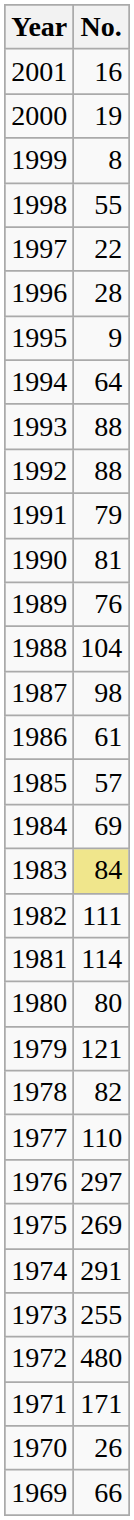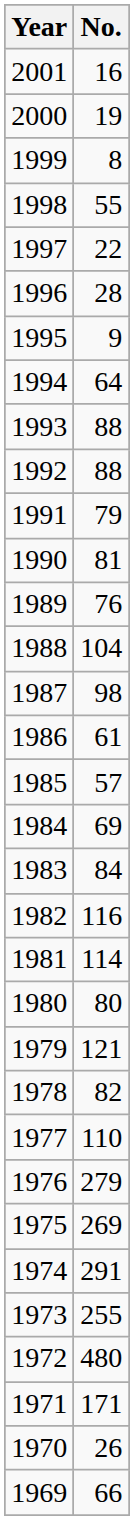(108, 870) khaki background -> (108, 870) no background
(102, 914) 111 -> (102, 914) 116
(101, 1181) 297 -> (101, 1181) 279
